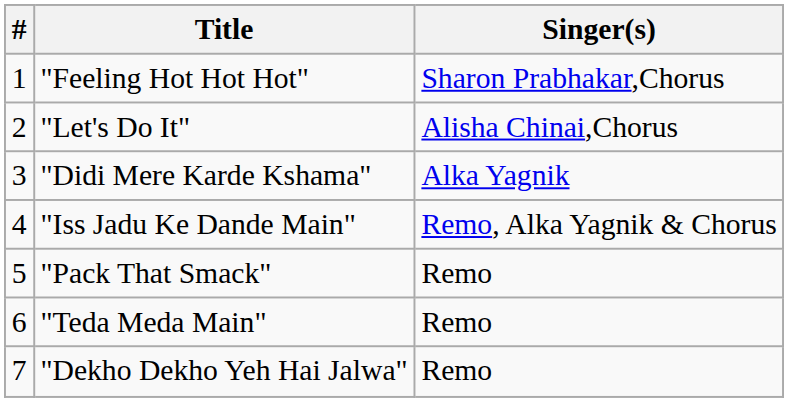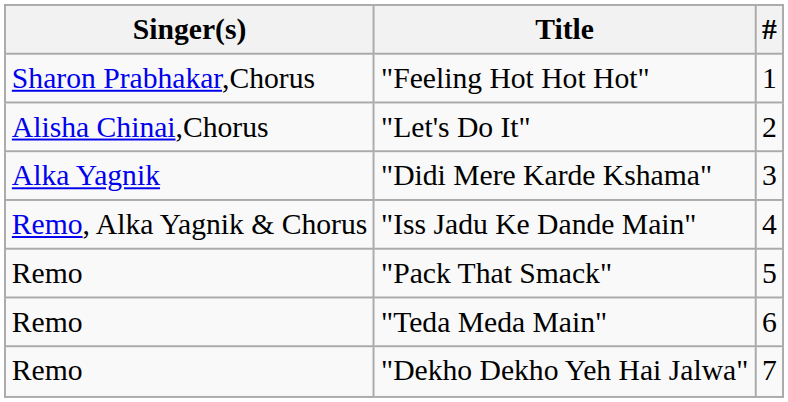columns swapped: (19, 29) <-> (599, 29)
